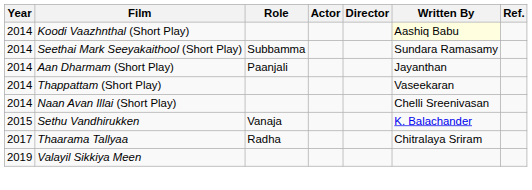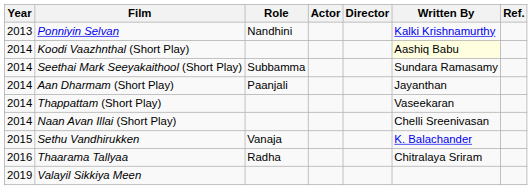+ row: (78, 31)
(20, 139) 2017 -> (20, 157) 2016
